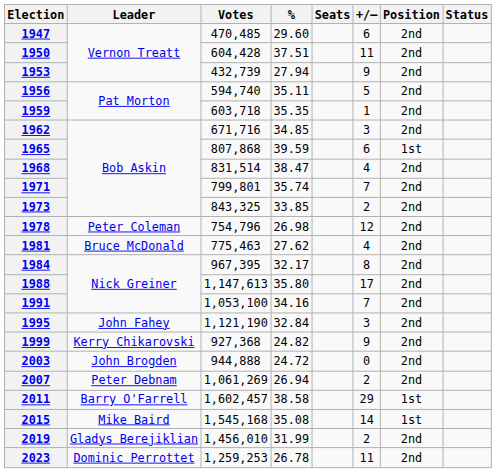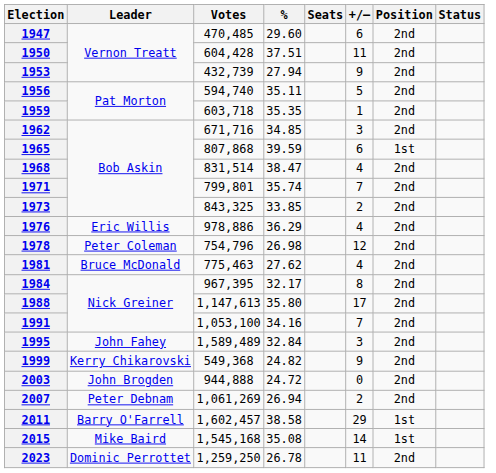+ row: (36, 226)
(236, 323) 1,121,190 -> (229, 342) 1,589,489
(236, 342) 927,368 -> (229, 361) 549,368
- row: (36, 438)
(236, 458) 1,259,253 -> (229, 458) 1,259,250
